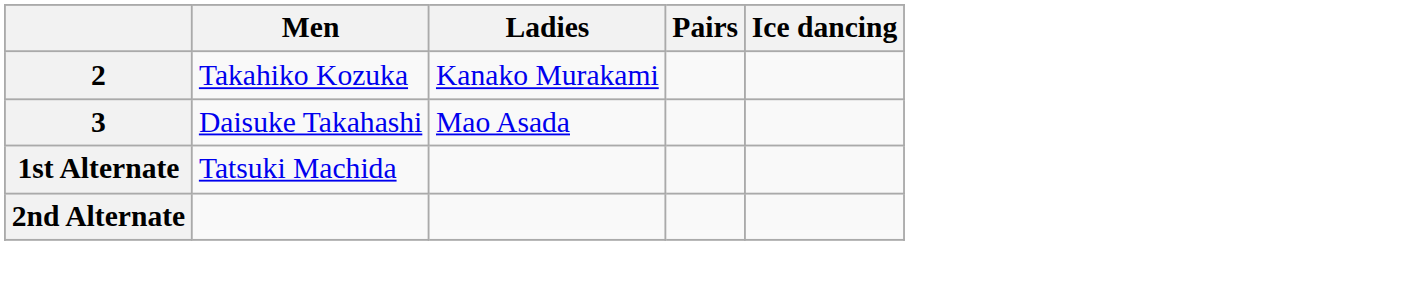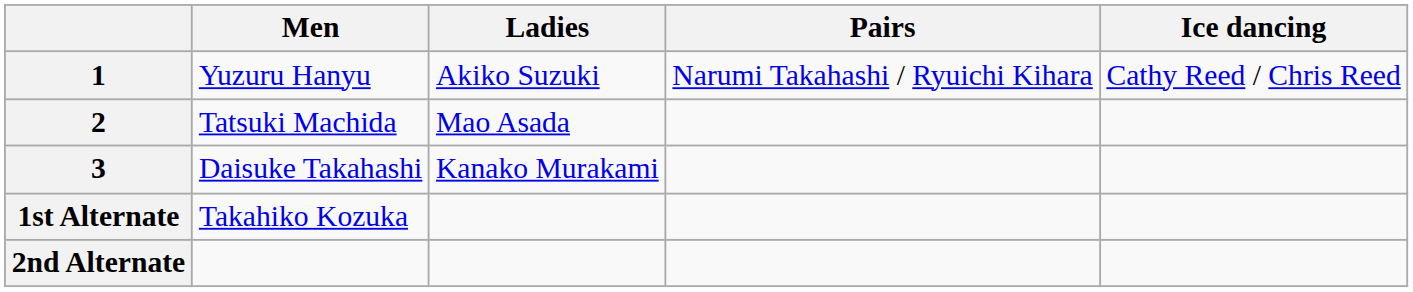+ row: (98, 74)
(303, 74) Takahiko Kozuka -> (298, 121) Tatsuki Machida
(547, 74) Kanako Murakami -> (503, 121) Mao Asada
(503, 121) Mao Asada -> (547, 168) Kanako Murakami
(298, 168) Tatsuki Machida -> (303, 215) Takahiko Kozuka
